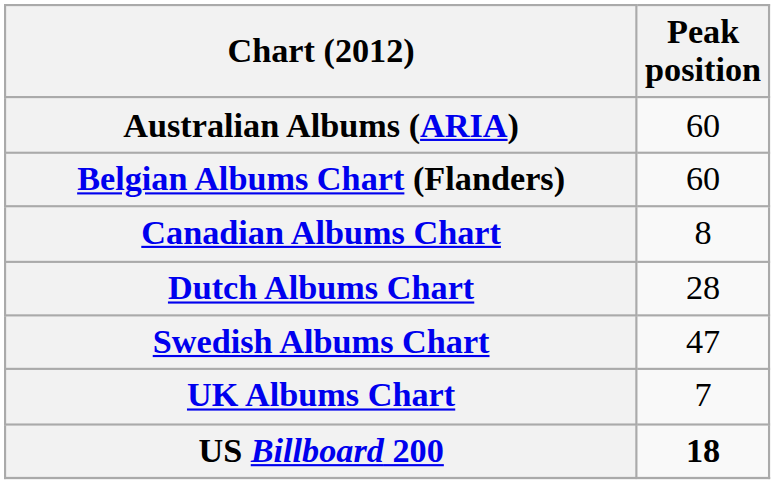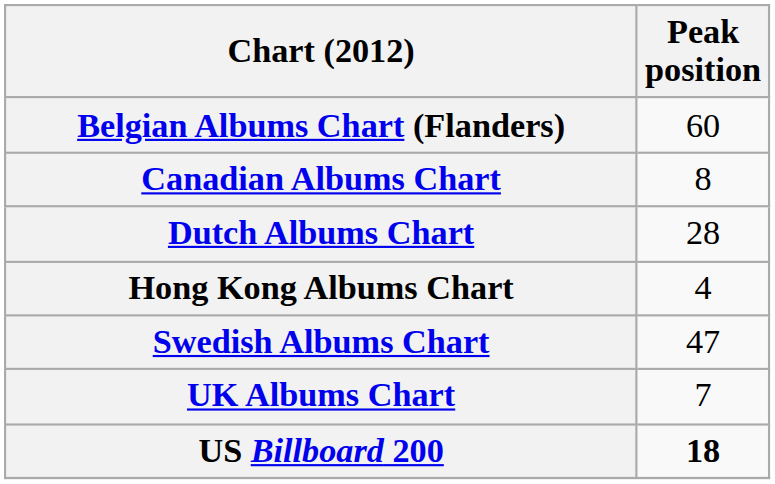- row: (321, 124)
+ row: (321, 287)
